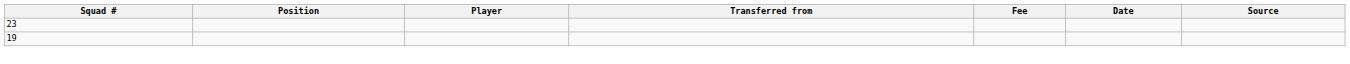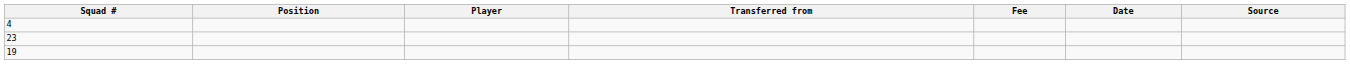+ row: (9, 25)
